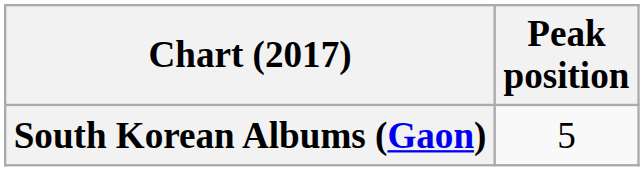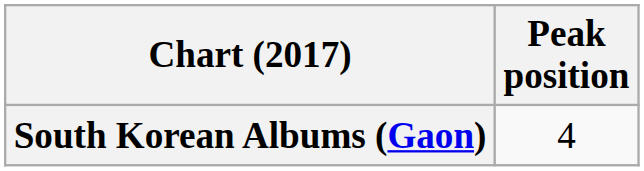(566, 134) 5 -> (566, 134) 4
